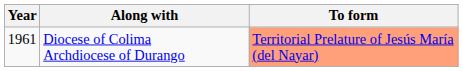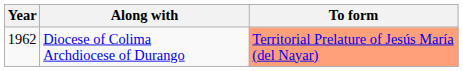(22, 38) 1961 -> (22, 38) 1962
